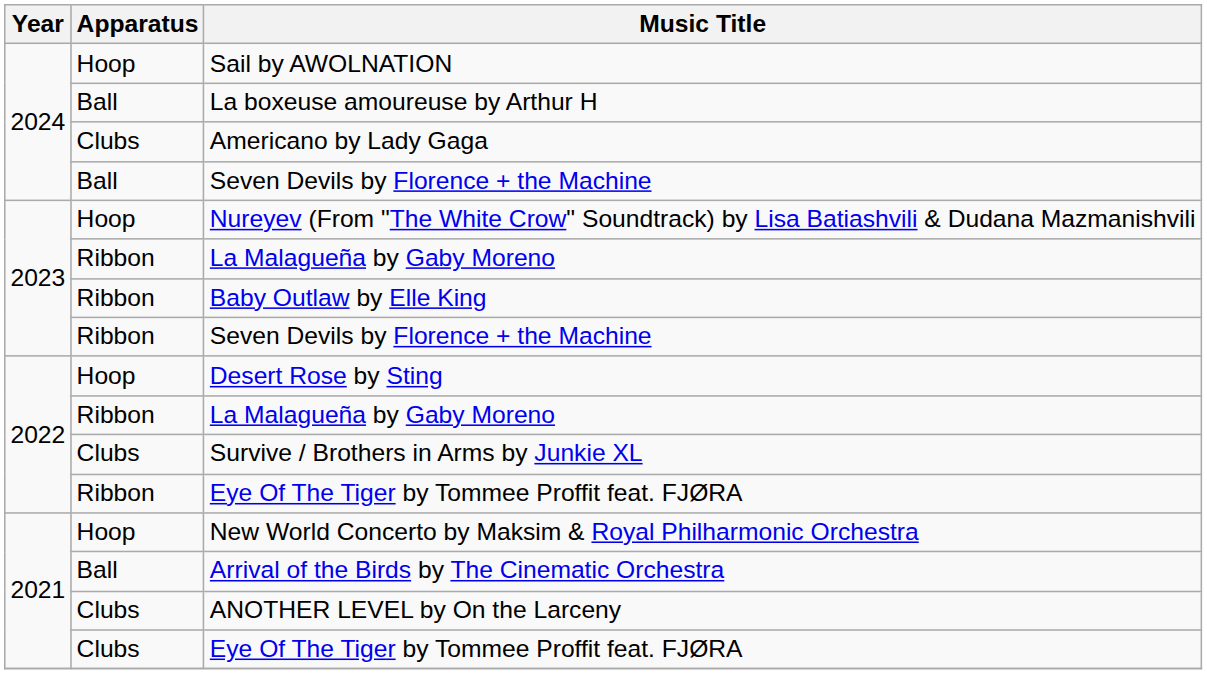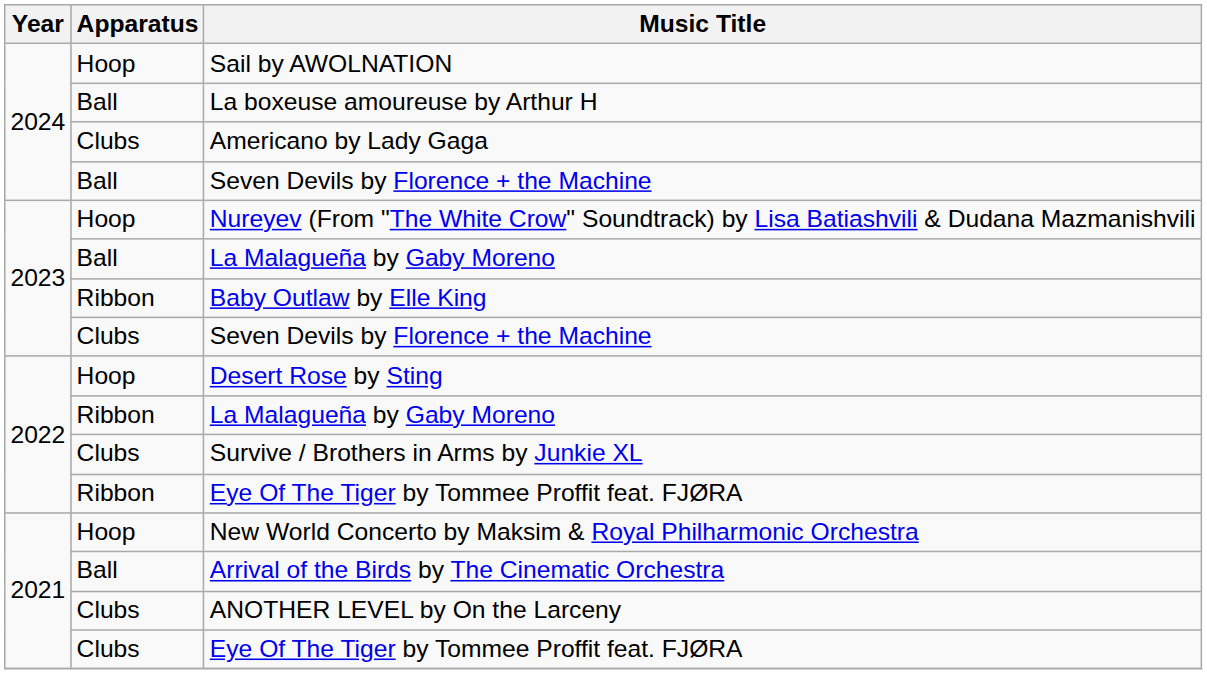(116, 258) Ribbon -> (97, 258) Ball
(116, 336) Ribbon -> (108, 336) Clubs
